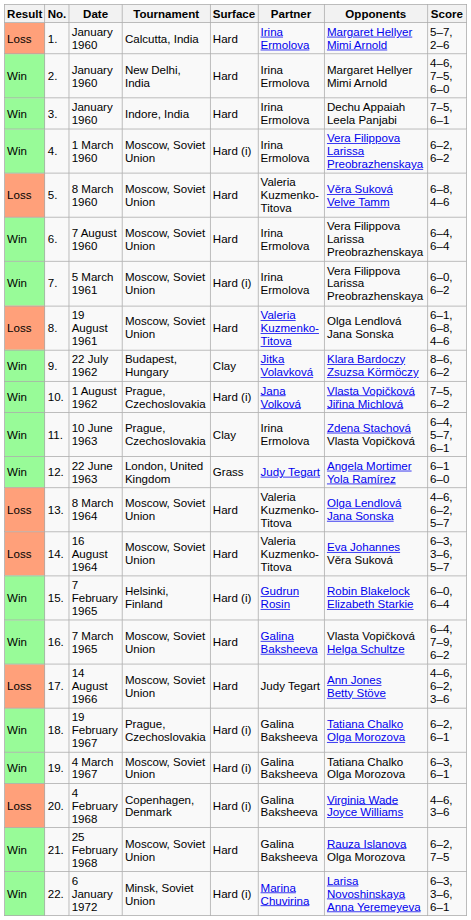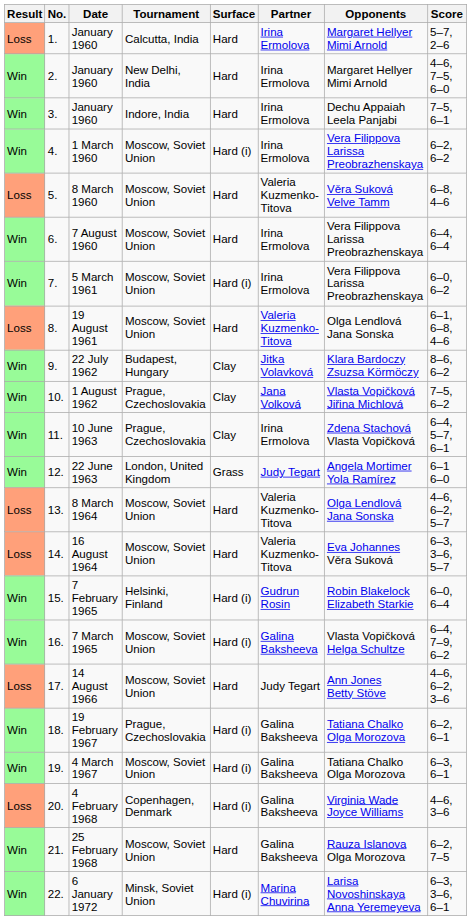(232, 397) Hard (i) -> (224, 397) Clay
(225, 642) Hard -> (232, 642) Hard (i)
